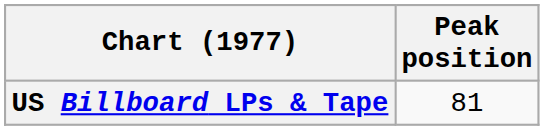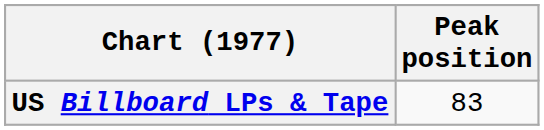(467, 103) 81 -> (467, 103) 83
